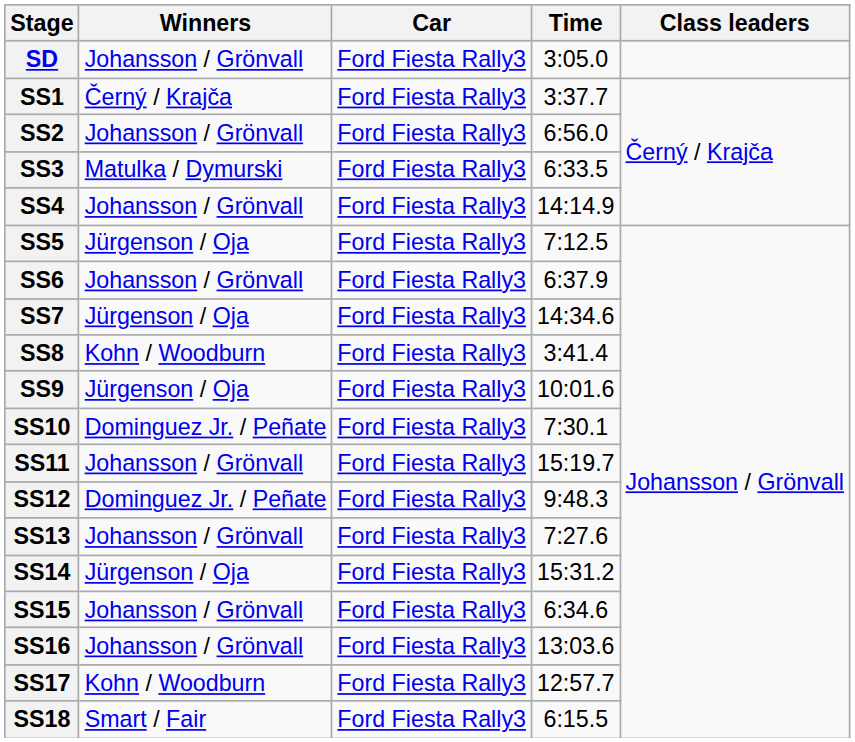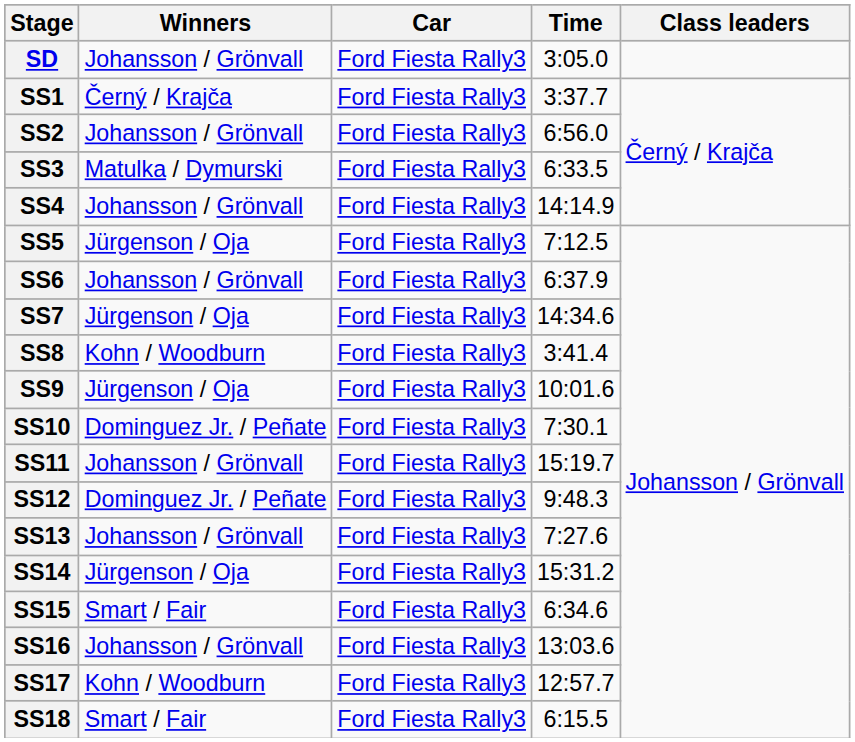(194, 609) Johansson / Grönvall -> (145, 609) Smart / Fair
